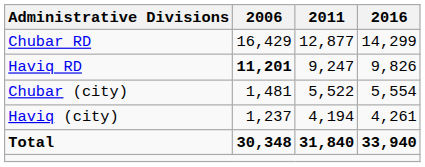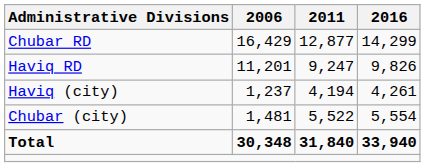(264, 67) bold -> (264, 67) normal
rows swapped: (68, 92) <-> (63, 117)
